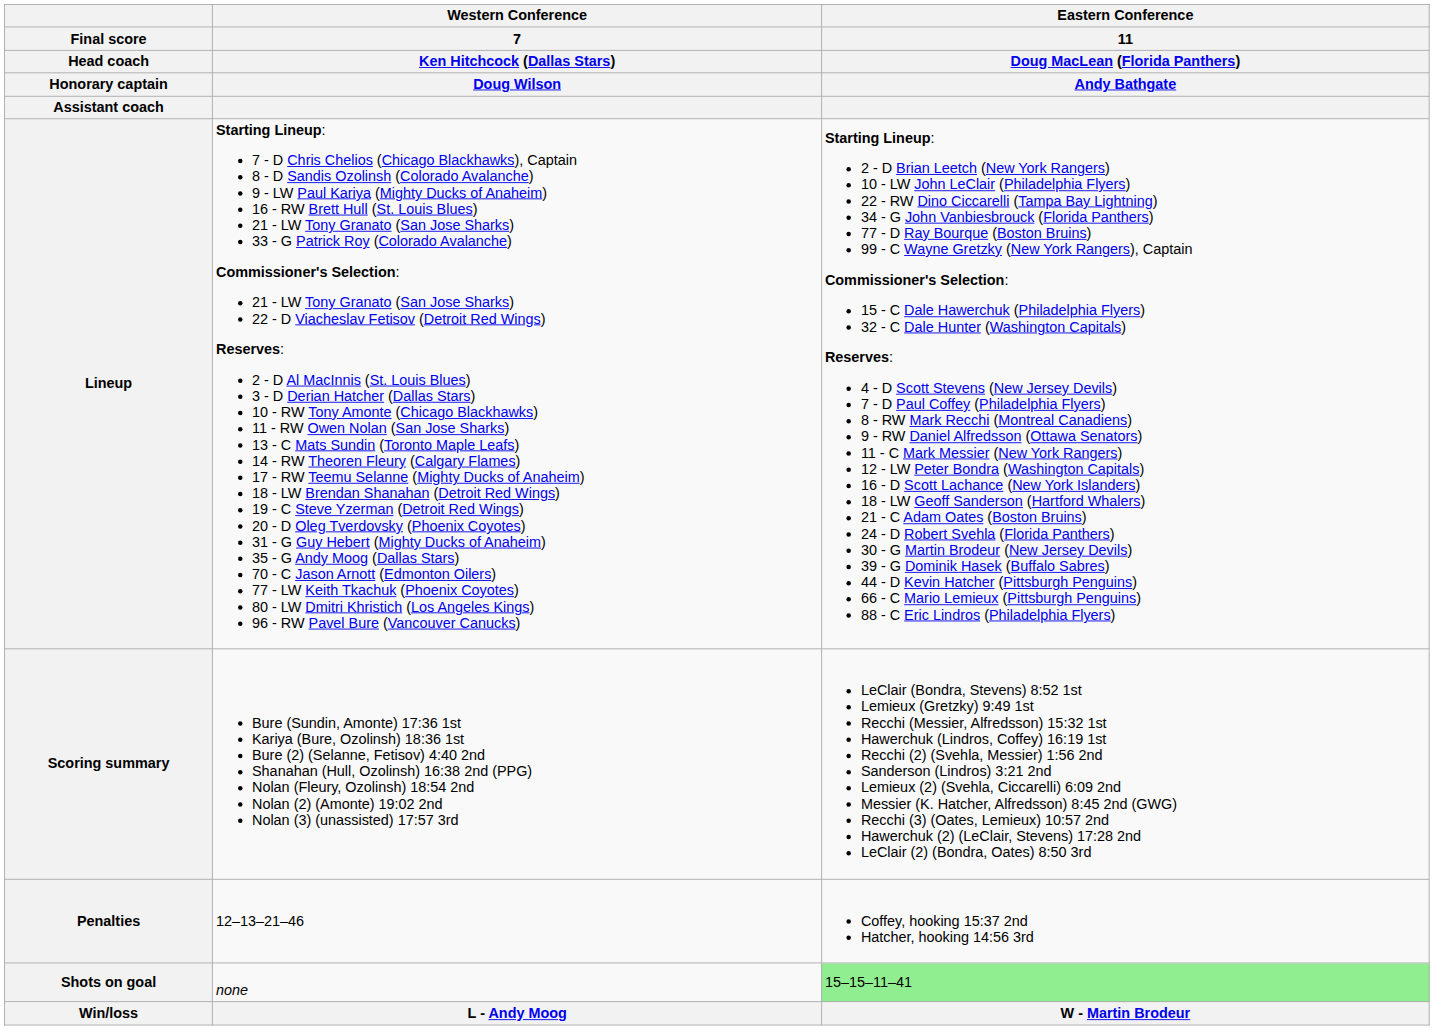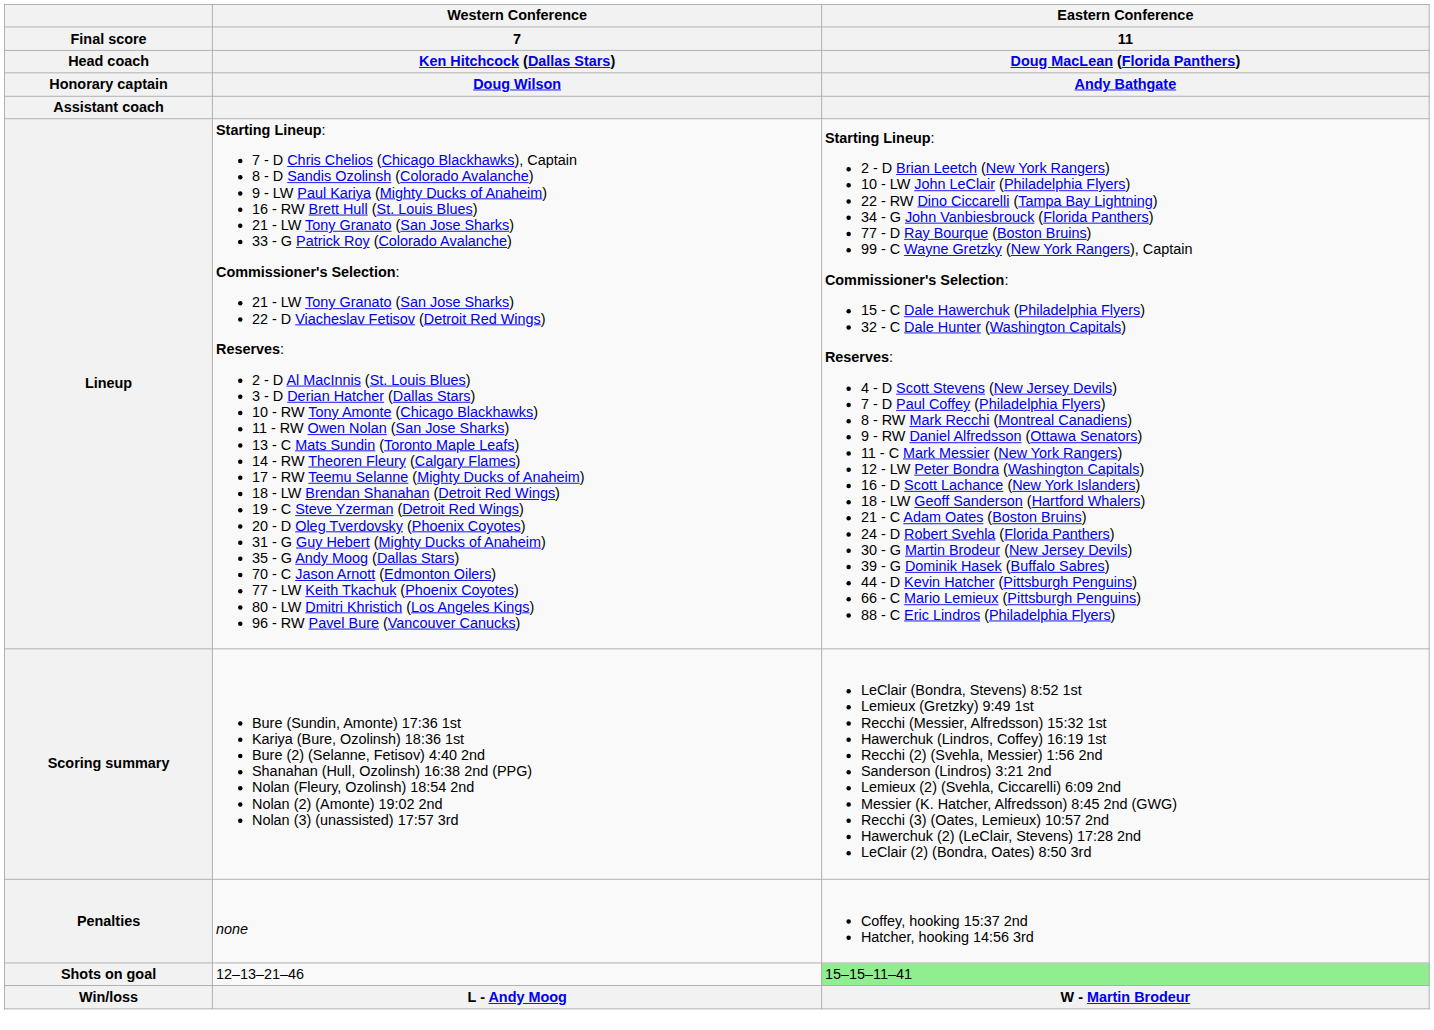(260, 920) 12–13–21–46 -> (232, 929) none
(232, 990) none -> (260, 974) 12–13–21–46
